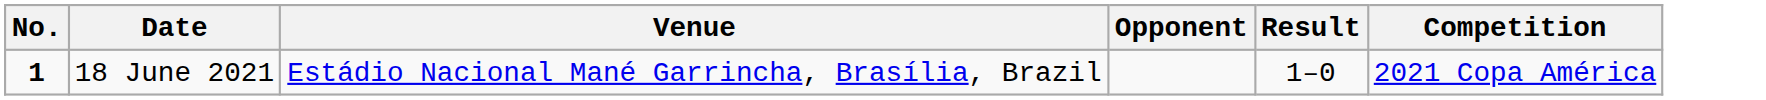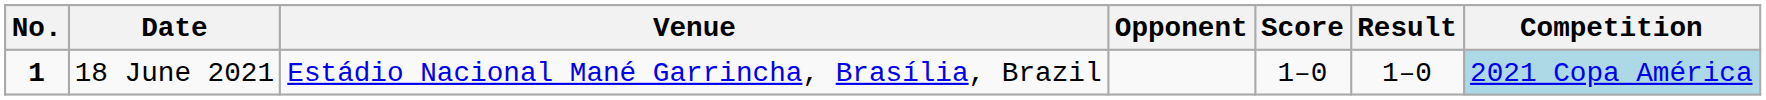+ column: (1302, 28)
(1515, 73) no background -> (1611, 73) lightblue background
